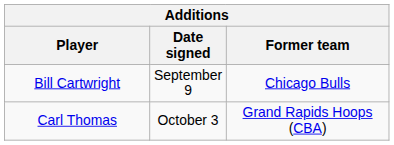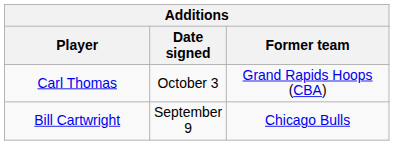rows swapped: (77, 83) <-> (77, 120)
